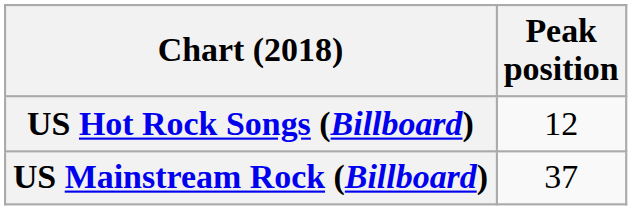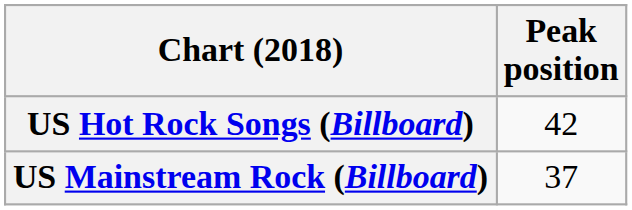(561, 123) 12 -> (561, 123) 42
